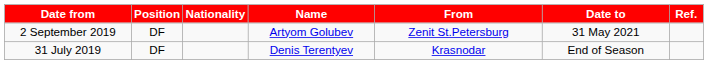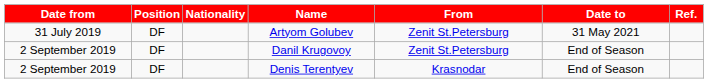(68, 32) 2 September 2019 -> (68, 32) 31 July 2019
+ row: (311, 51)
(68, 51) 31 July 2019 -> (68, 69) 2 September 2019
